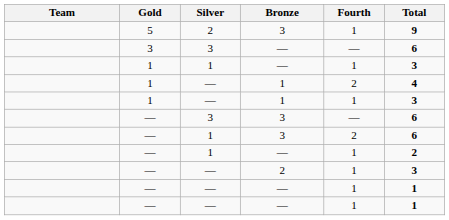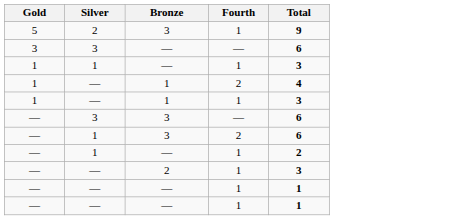- column: (62, 13)
